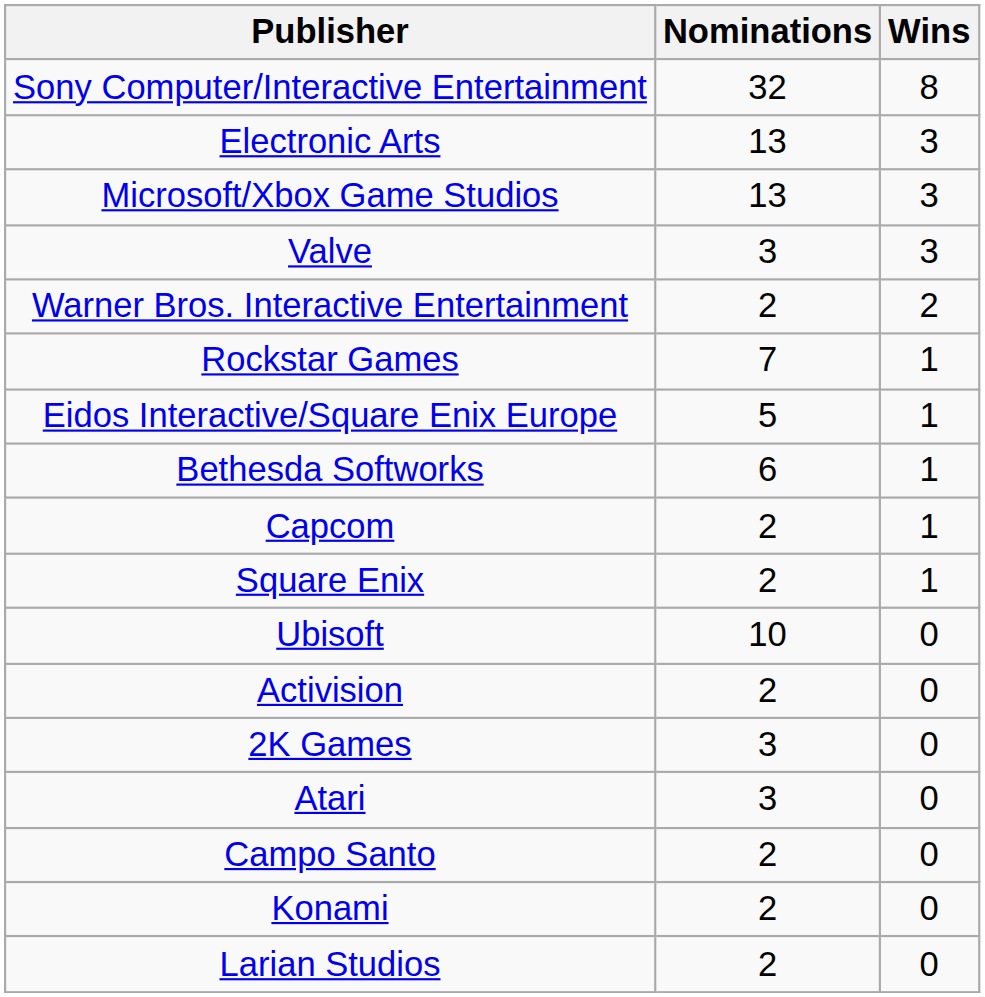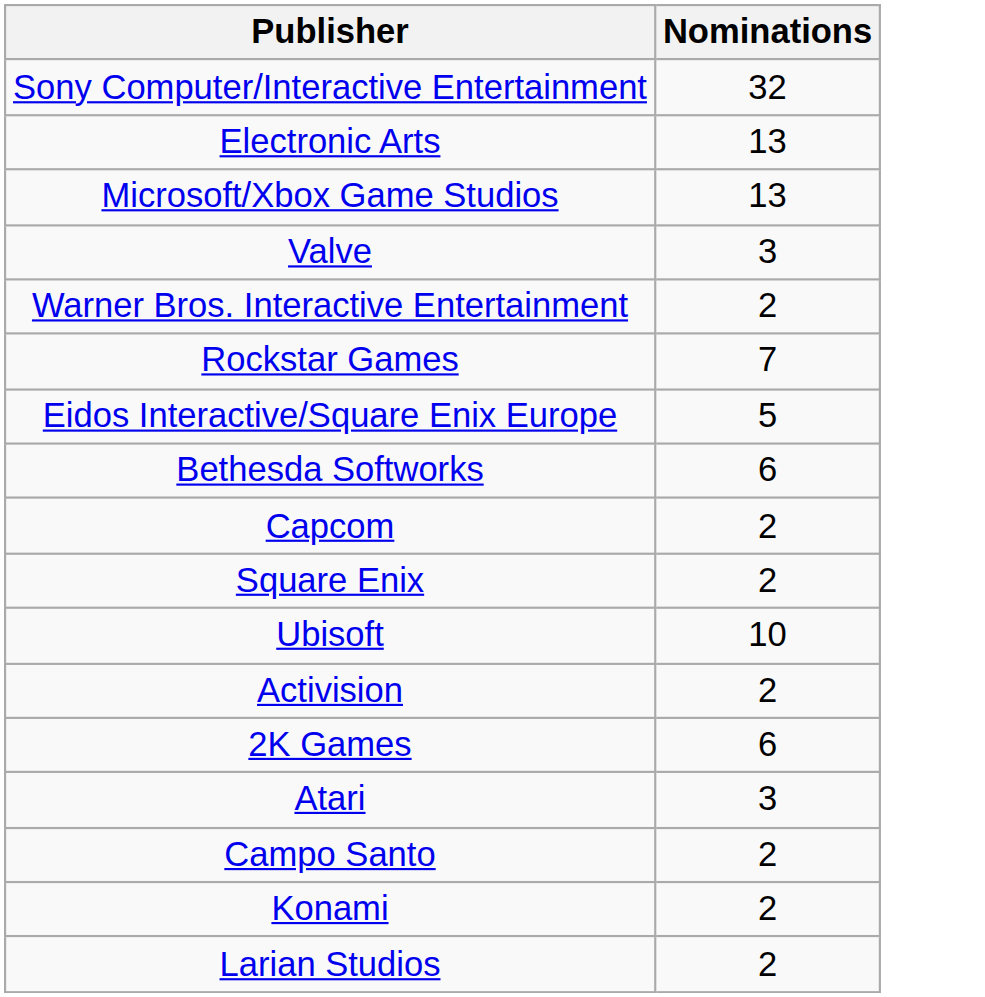- column: (929, 31)
(768, 744) 3 -> (768, 744) 6
